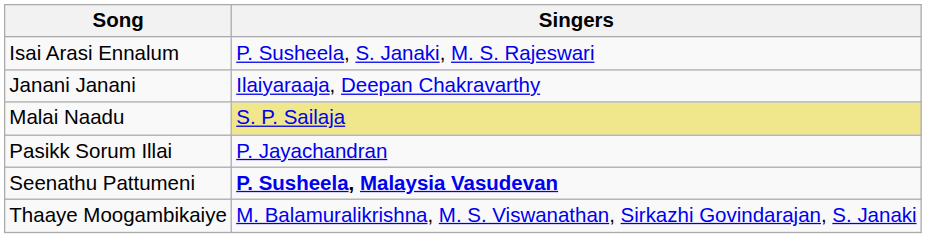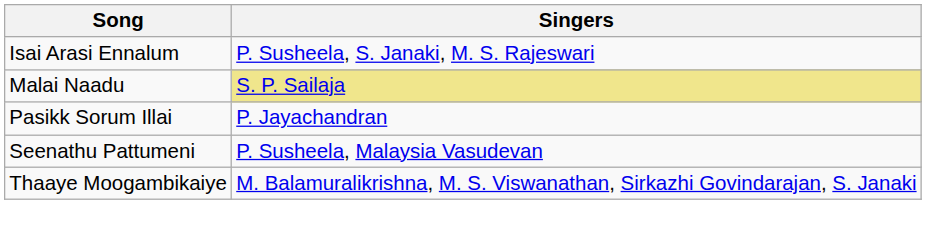- row: (73, 85)
(397, 183) bold -> (390, 150) normal
